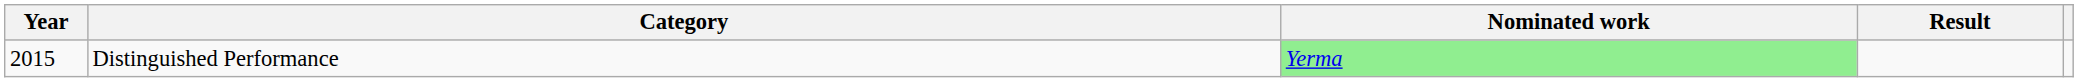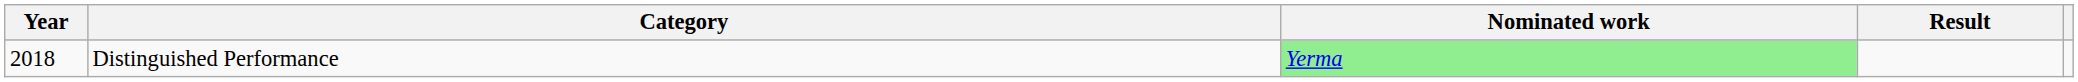(32, 58) 2015 -> (32, 58) 2018
